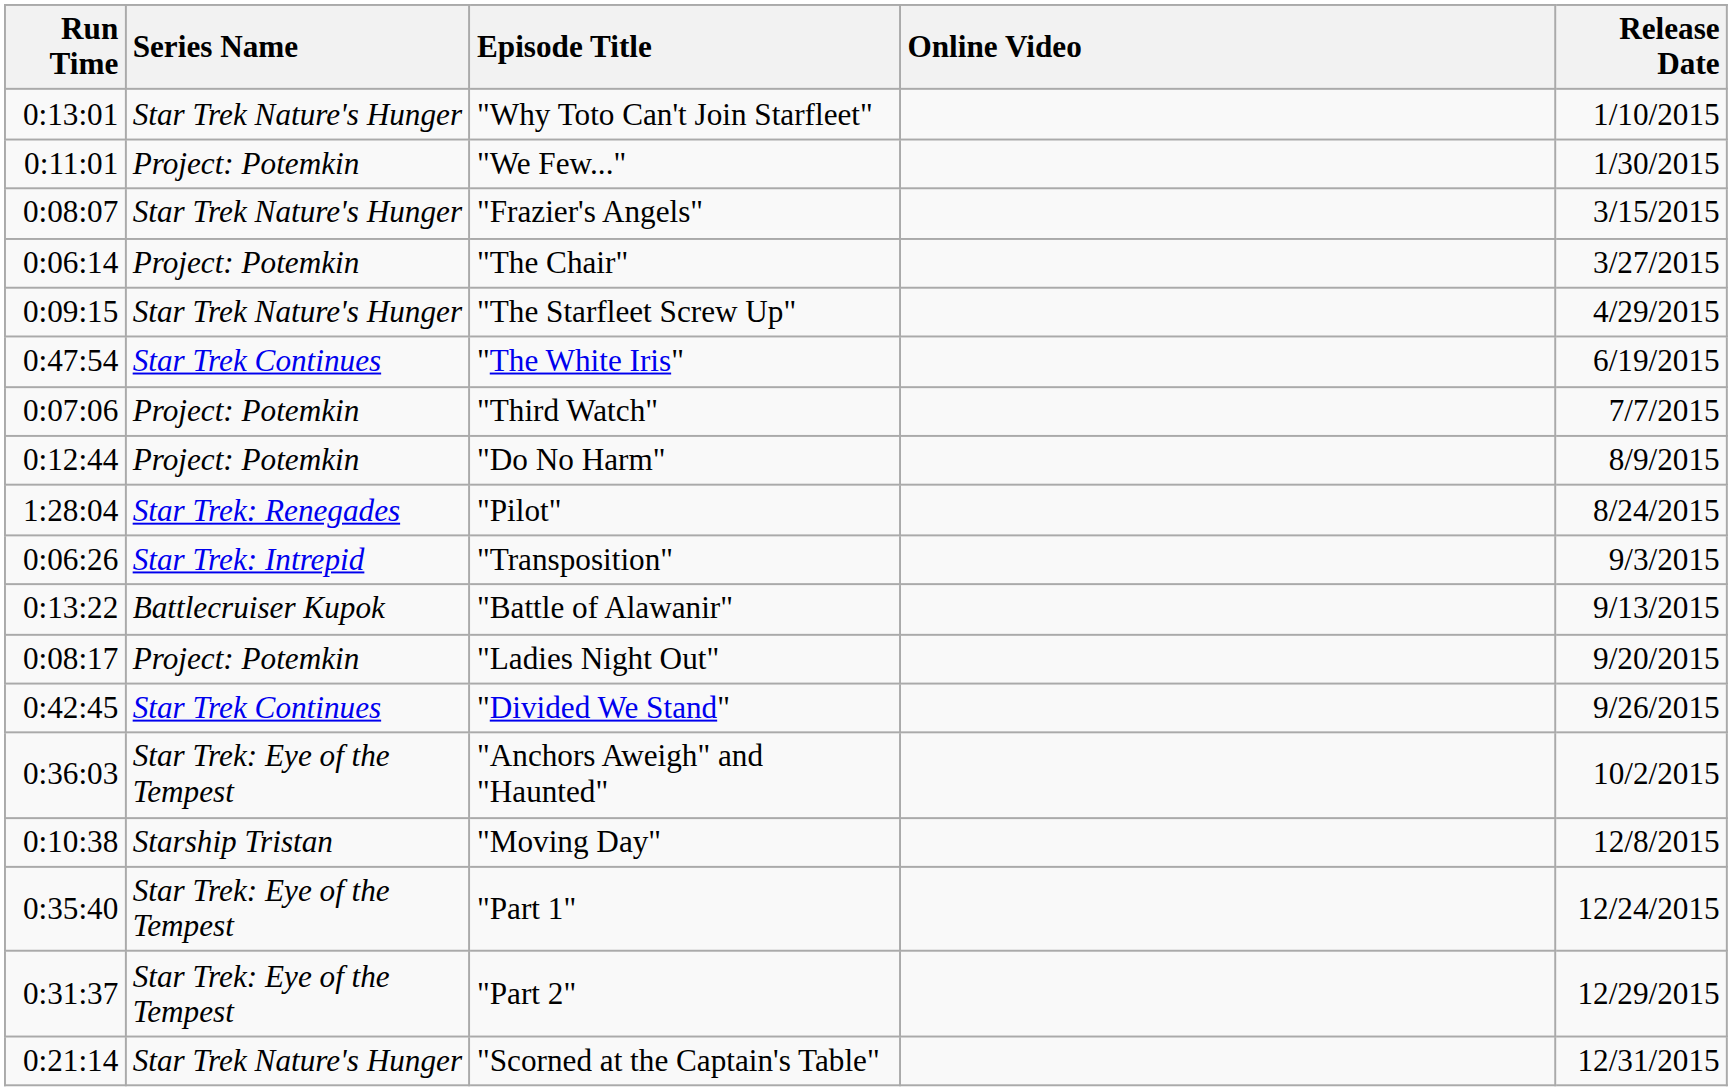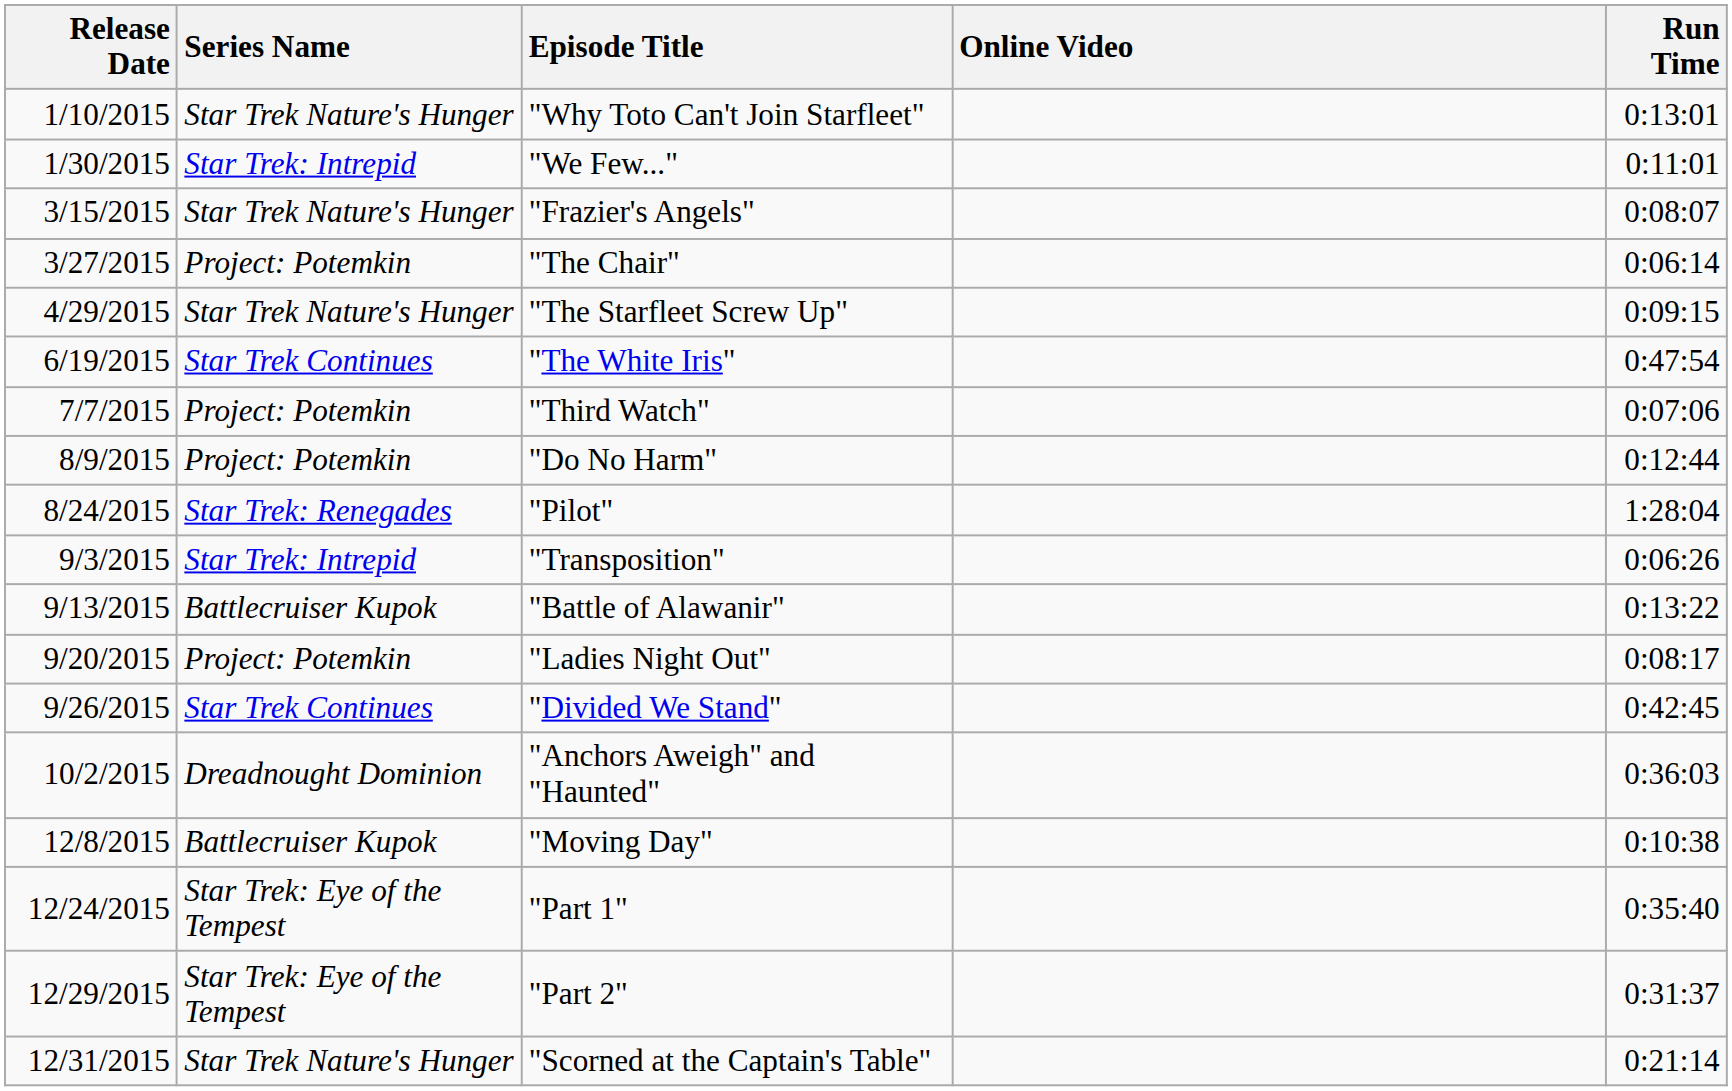columns swapped: (1669, 46) <-> (84, 46)
(246, 163) Project: Potemkin -> (300, 163) Star Trek: Intrepid
(261, 774) Star Trek: Eye of the Tempest -> (333, 774) Dreadnought Dominion
(233, 841) Starship Tristan -> (310, 841) Battlecruiser Kupok
